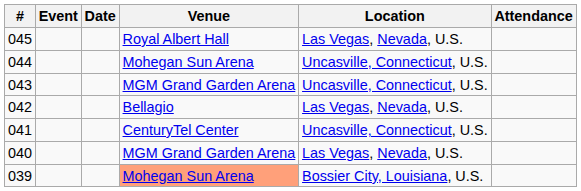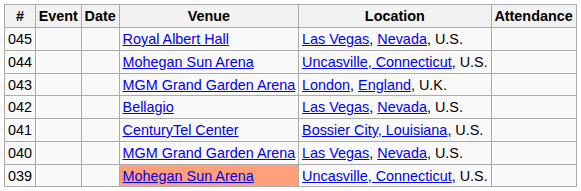(395, 85) Uncasville, Connecticut, U.S. -> (374, 85) London, England, U.K.
(395, 130) Uncasville, Connecticut, U.S. -> (393, 130) Bossier City, Louisiana, U.S.
(393, 176) Bossier City, Louisiana, U.S. -> (395, 176) Uncasville, Connecticut, U.S.
